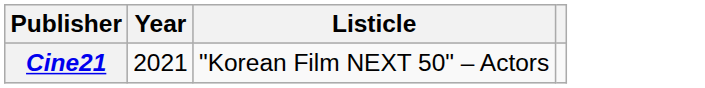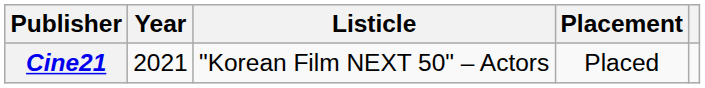+ column: (622, 23)
